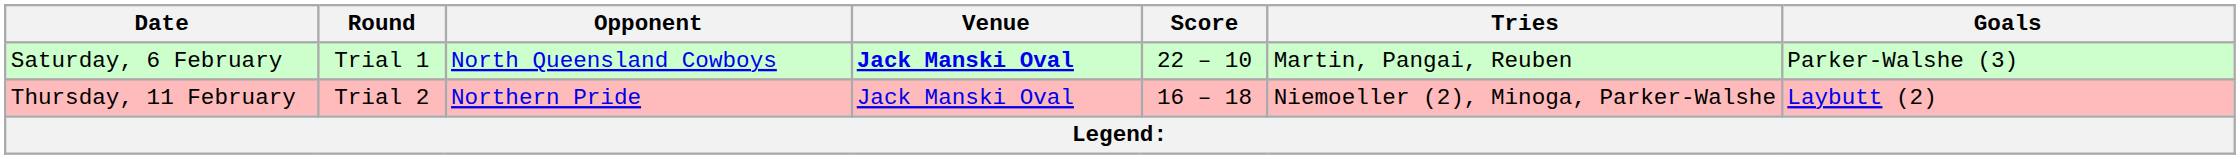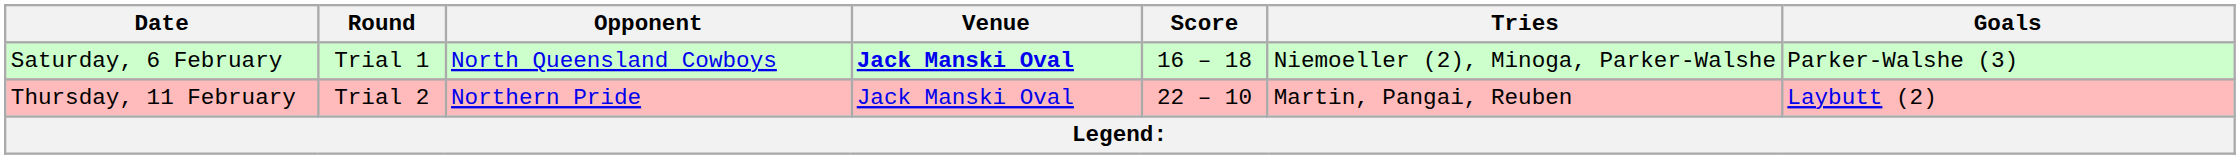(1204, 60) 22 – 10 -> (1204, 60) 16 – 18
(1423, 60) Martin, Pangai, Reuben -> (1525, 60) Niemoeller (2), Minoga, Parker-Walshe
(1204, 97) 16 – 18 -> (1204, 97) 22 – 10
(1525, 97) Niemoeller (2), Minoga, Parker-Walshe -> (1423, 97) Martin, Pangai, Reuben
